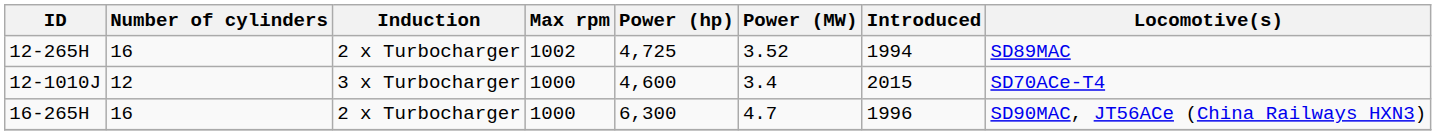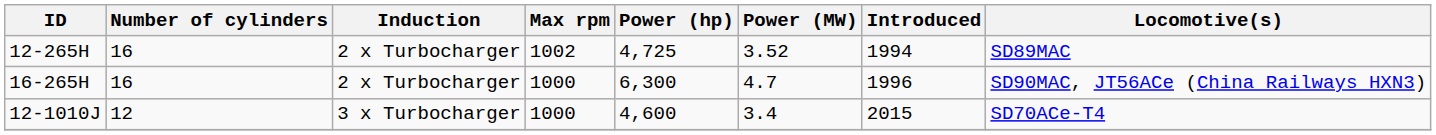rows swapped: (49, 114) <-> (55, 83)
